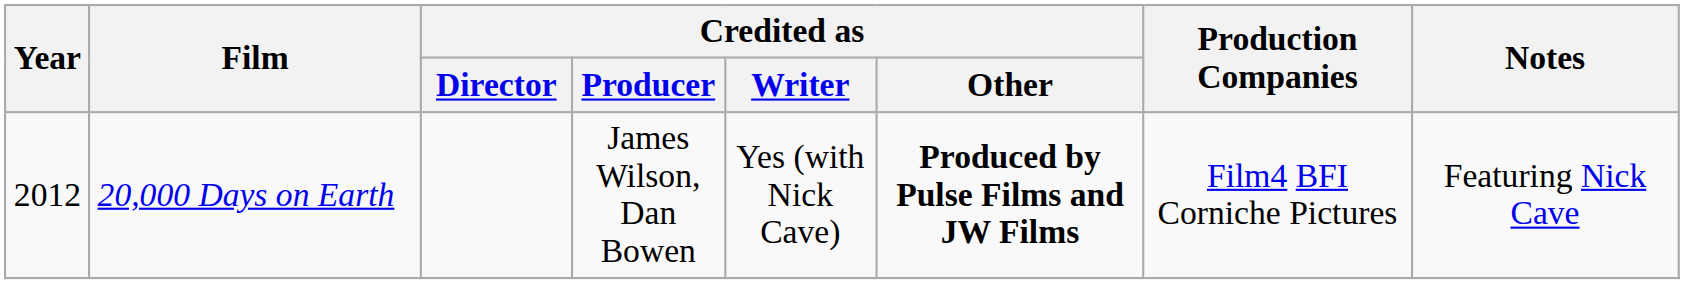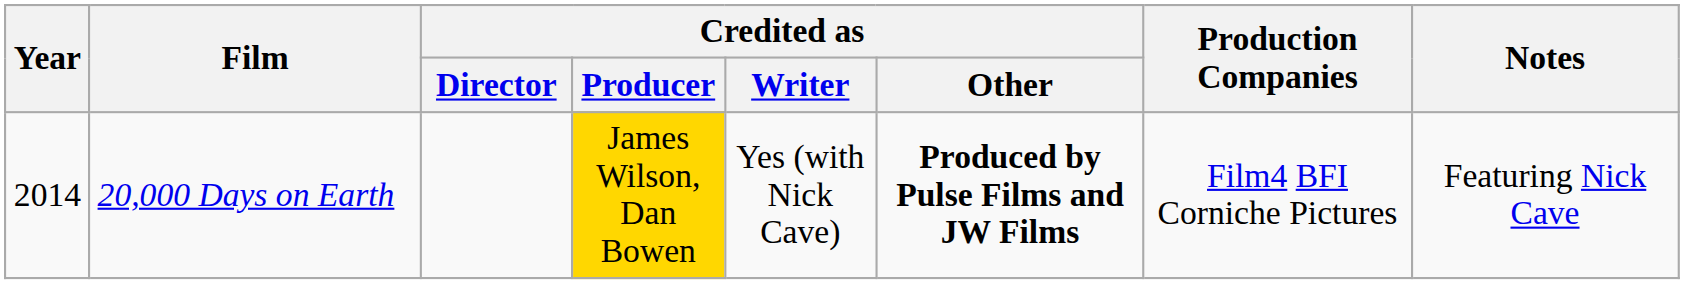(47, 194) 2012 -> (47, 194) 2014
(648, 194) no background -> (648, 194) gold background
